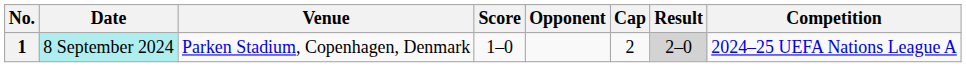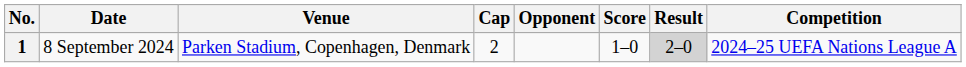columns swapped: (630, 18) <-> (500, 18)
(109, 47) paleturquoise background -> (109, 47) no background
